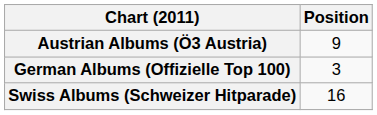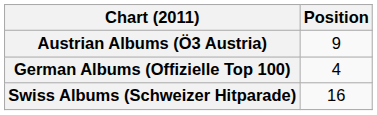(336, 69) 3 -> (336, 69) 4
